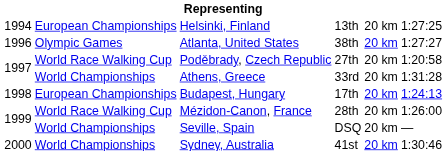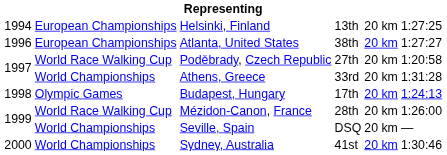(79, 43) Olympic Games -> (106, 43) European Championships
(106, 94) European Championships -> (79, 94) Olympic Games
